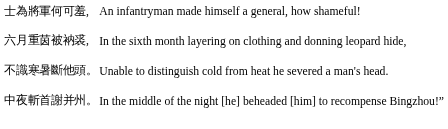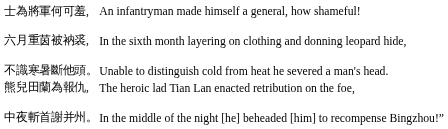+ row: (47, 87)
